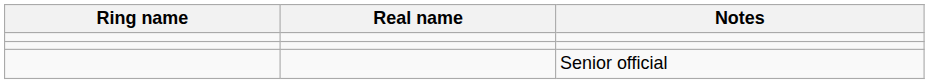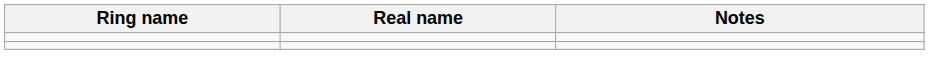- row: (142, 64)
